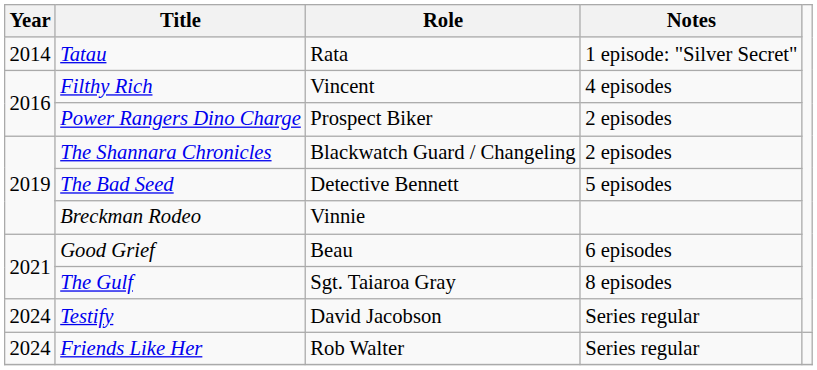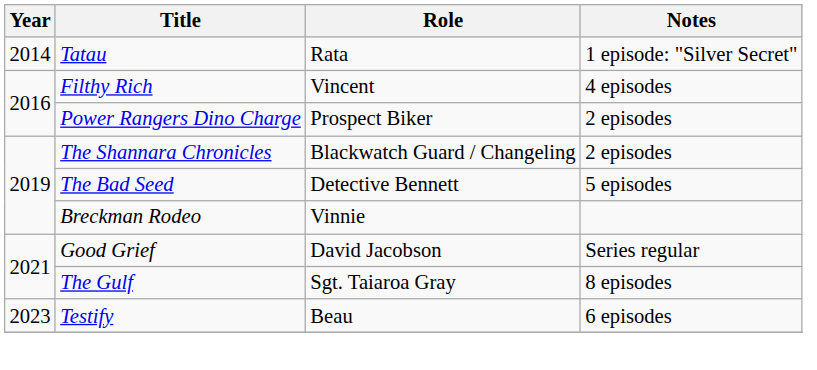(332, 250) Beau -> (376, 250) David Jacobson
(628, 250) 6 episodes -> (642, 250) Series regular
(30, 315) 2024 -> (30, 315) 2023
(376, 315) David Jacobson -> (332, 315) Beau
(642, 315) Series regular -> (628, 315) 6 episodes
- row: (131, 348)
